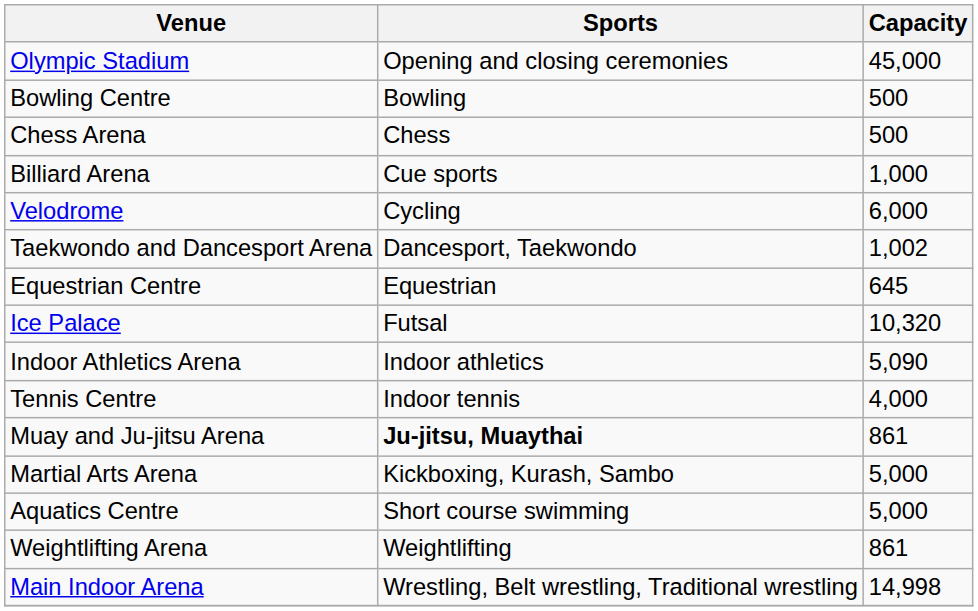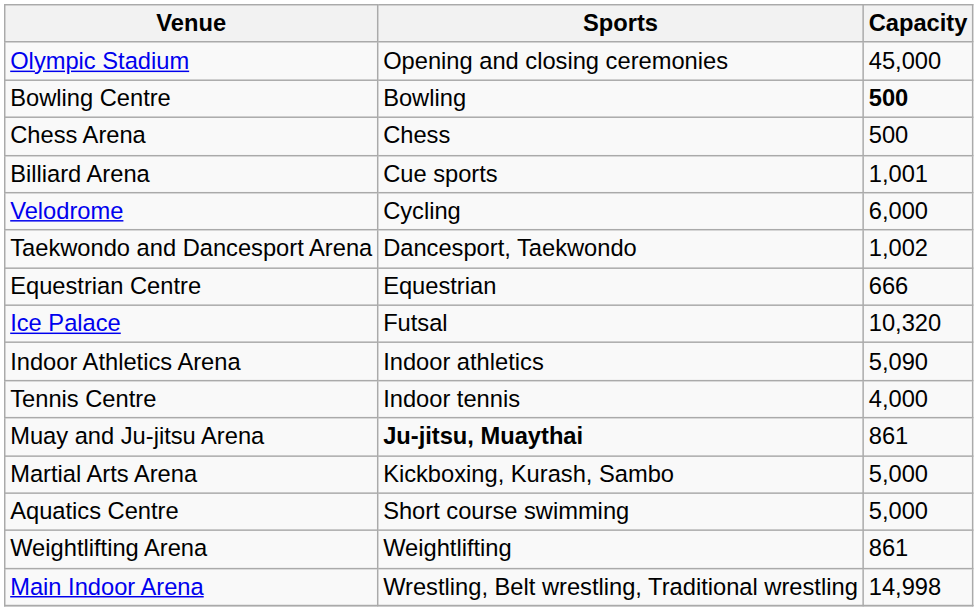(888, 98) normal -> (888, 98) bold
(898, 173) 1,000 -> (898, 173) 1,001
(888, 286) 645 -> (888, 286) 666
